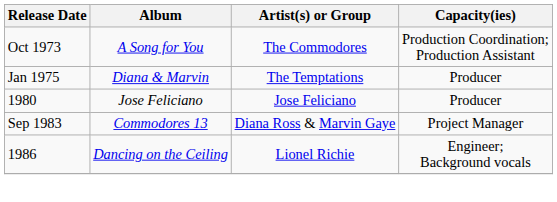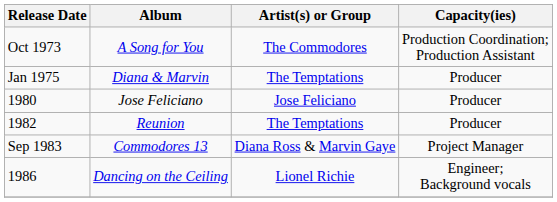+ row: (22, 123)
